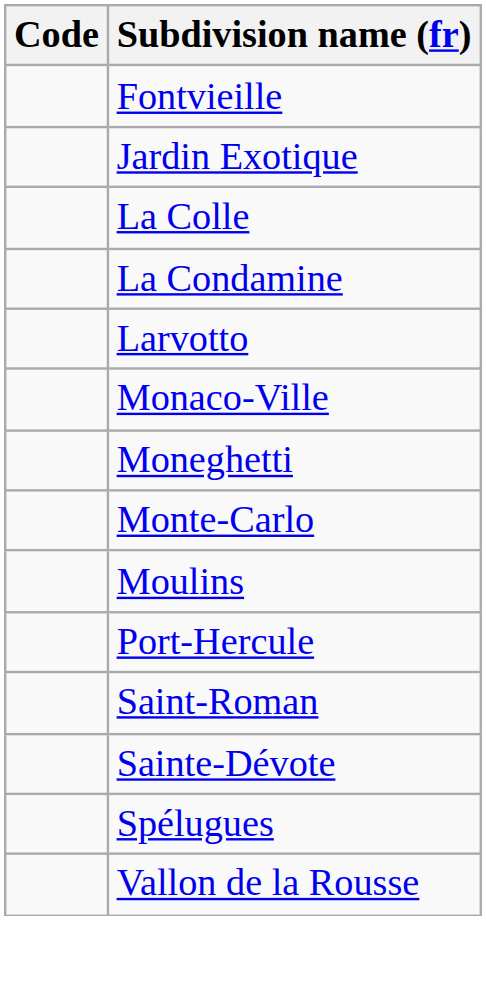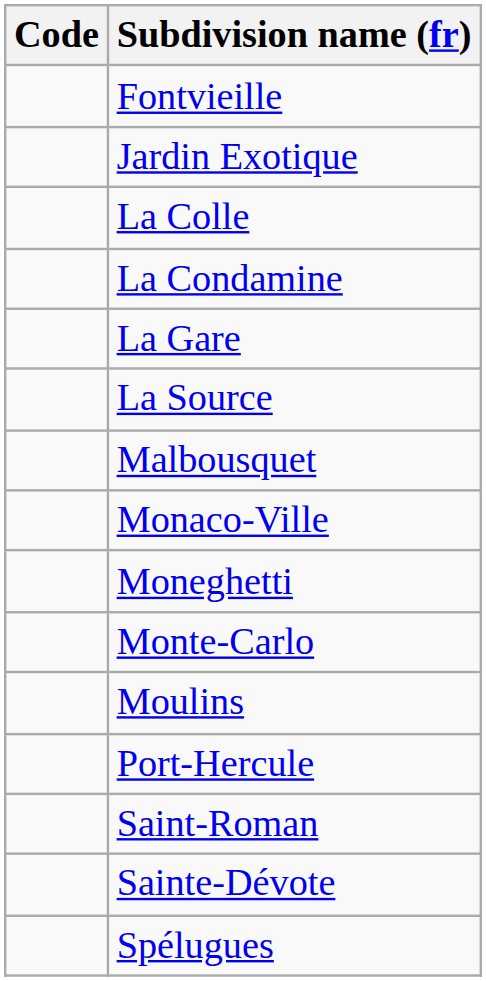+ row: (179, 338)
+ row: (195, 398)
- row: (182, 338)
+ row: (216, 459)
- row: (268, 883)
